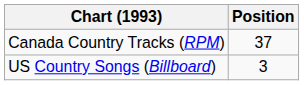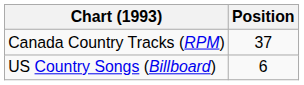(263, 67) 3 -> (263, 67) 6
